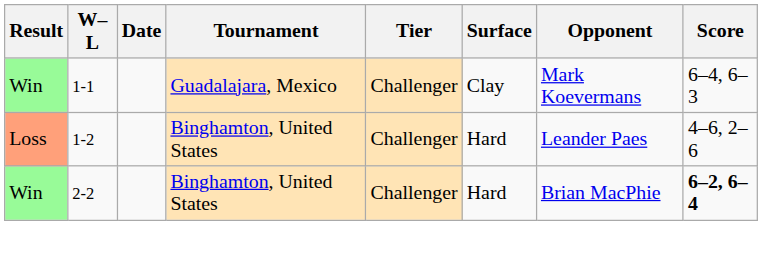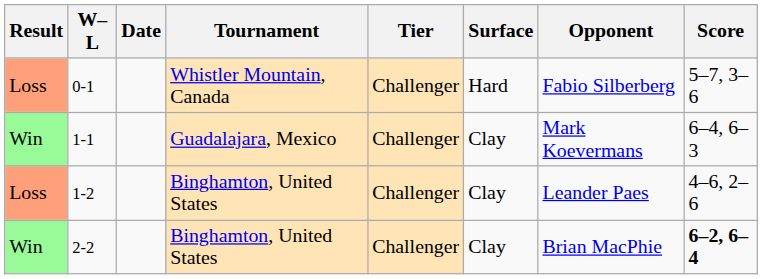+ row: (83, 86)
(487, 138) Hard -> (487, 192) Clay
(487, 192) Hard -> (487, 246) Clay
